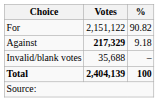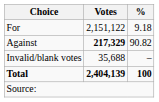(141, 27) 90.82 -> (143, 27) 9.18
(143, 43) 9.18 -> (141, 43) 90.82
